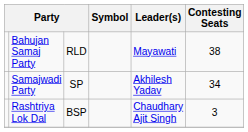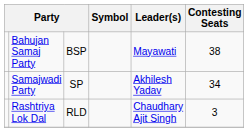(76, 51) RLD -> (76, 51) BSP
(76, 113) BSP -> (76, 113) RLD
